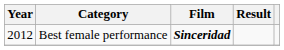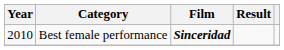(20, 34) 2012 -> (20, 34) 2010
